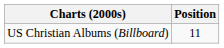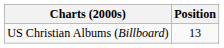(195, 33) 11 -> (195, 33) 13
